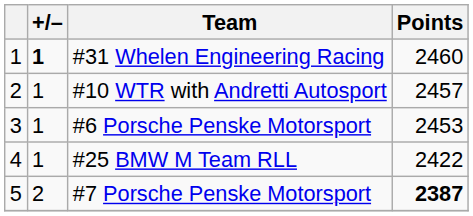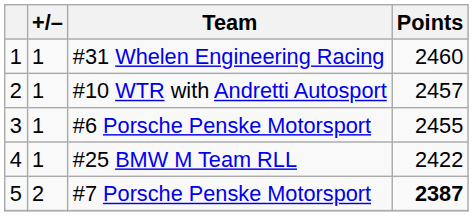(38, 57) bold -> (38, 57) normal
(439, 125) 2453 -> (439, 125) 2455
